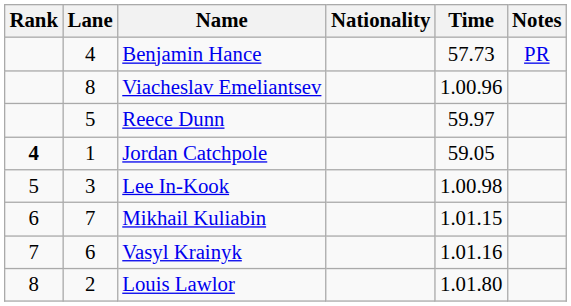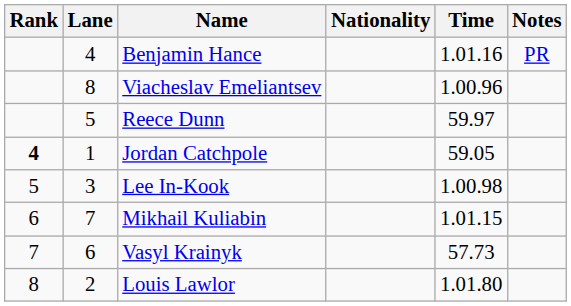(471, 53) 57.73 -> (471, 53) 1.01.16
(471, 251) 1.01.16 -> (471, 251) 57.73
